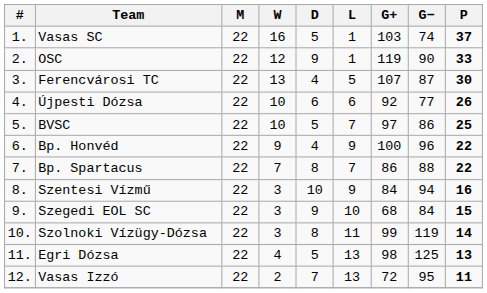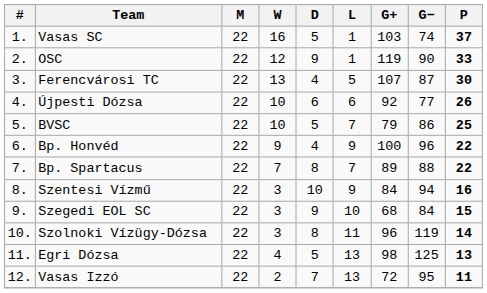(389, 125) 97 -> (389, 125) 79
(389, 168) 86 -> (389, 168) 89
(389, 234) 99 -> (389, 234) 96
